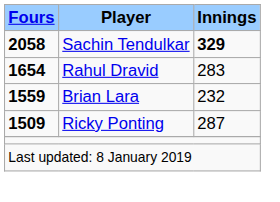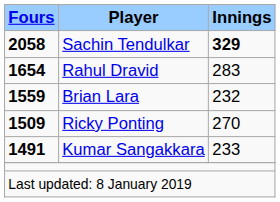(211, 123) 287 -> (226, 123) 270
+ row: (27, 149)
